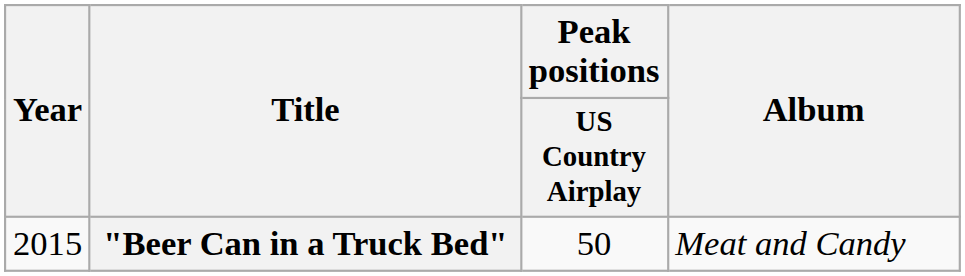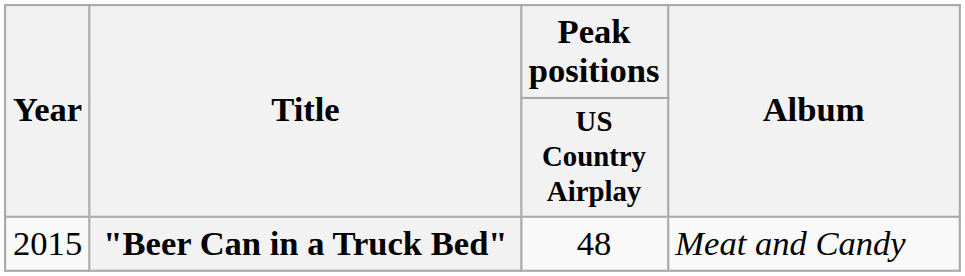(594, 242) 50 -> (594, 242) 48
